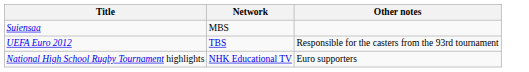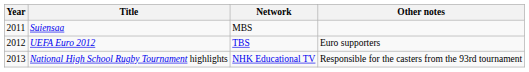+ column: (16, 12)
(398, 44) Responsible for the casters from the 93rd tournament -> (350, 44) Euro supporters
(327, 59) Euro supporters -> (421, 59) Responsible for the casters from the 93rd tournament
